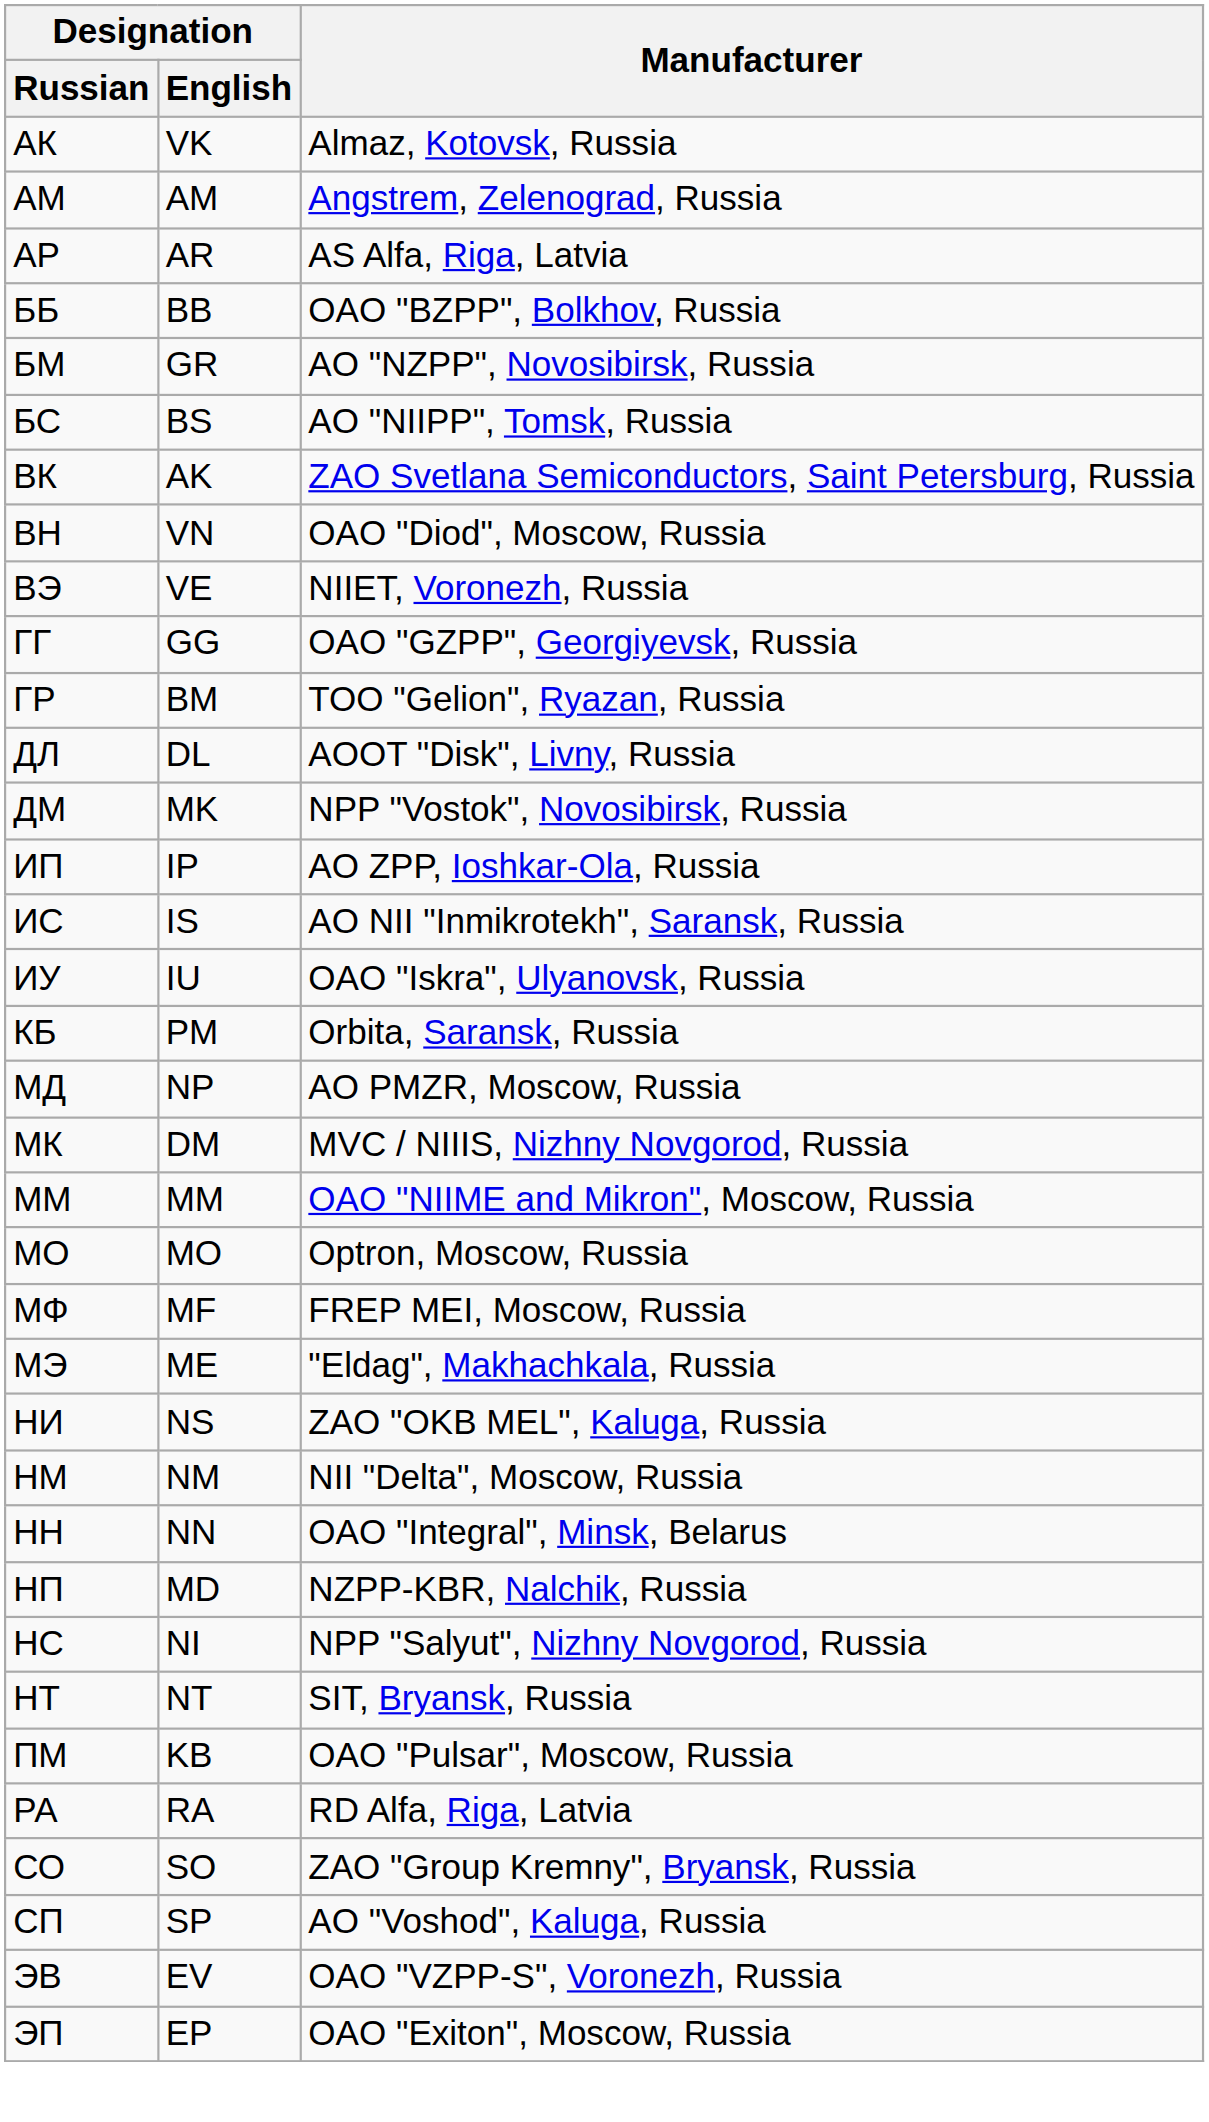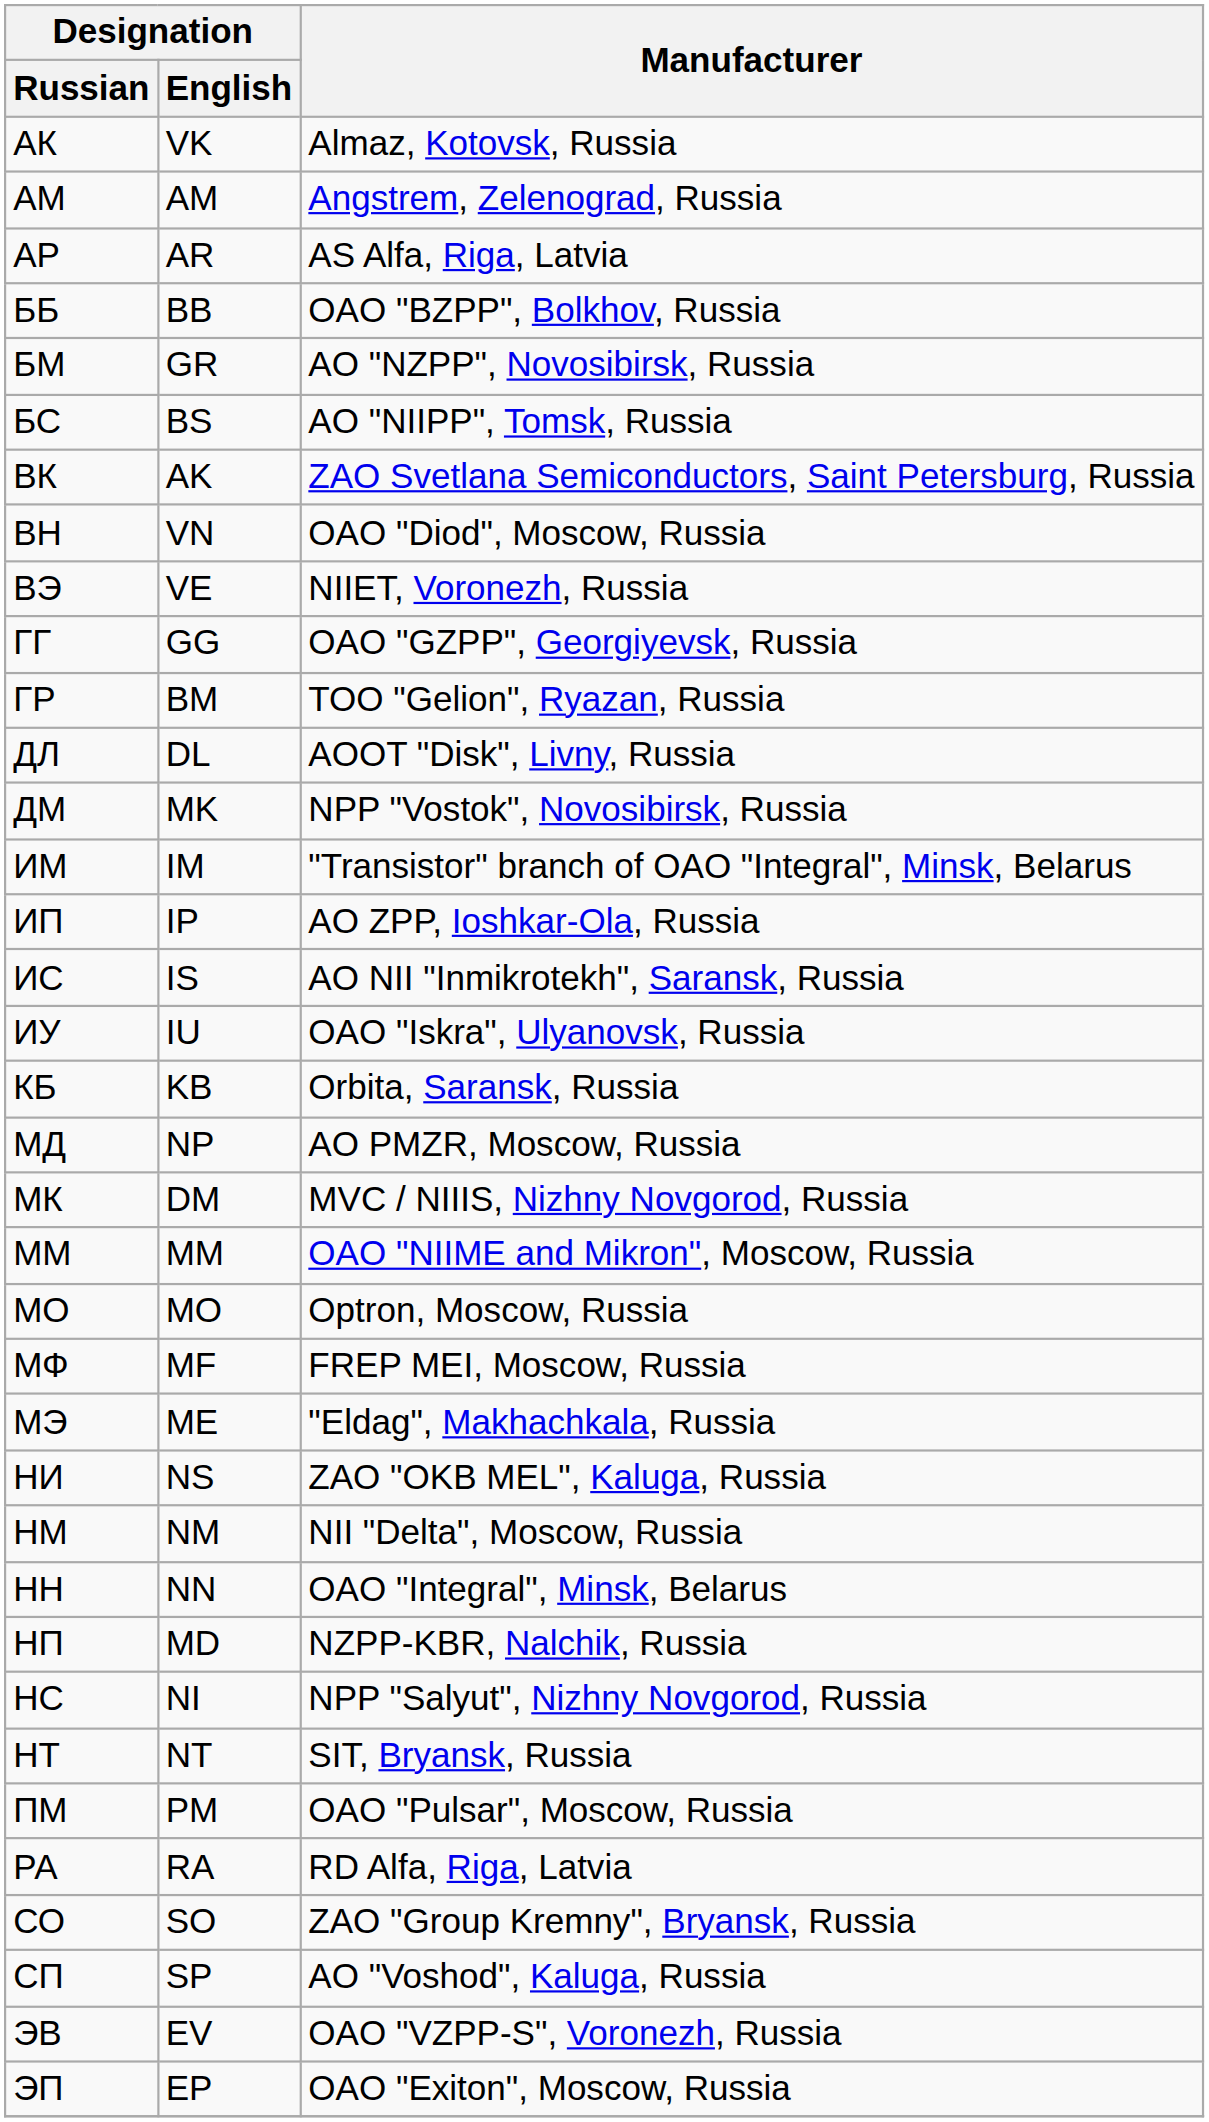+ row: (40, 865)
(192, 1032) PM -> (189, 1088) KB
(189, 1754) KB -> (192, 1810) PM
